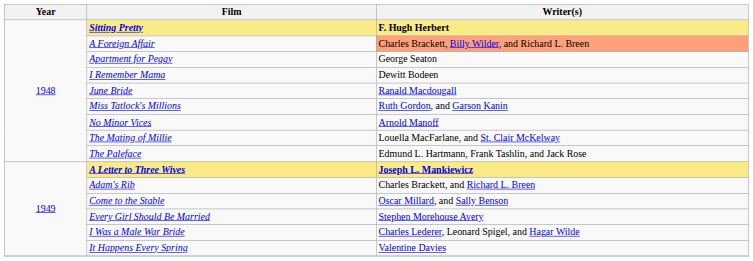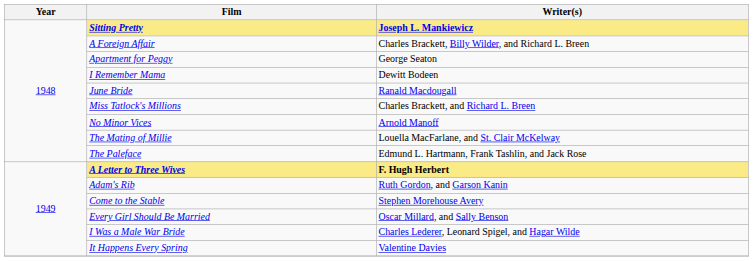(414, 28) F. Hugh Herbert -> (426, 28) Joseph L. Mankiewicz
(484, 43) lightsalmon background -> (484, 43) no background
(443, 106) Ruth Gordon, and Garson Kanin -> (457, 106) Charles Brackett, and Richard L. Breen
(426, 169) Joseph L. Mankiewicz -> (414, 169) F. Hugh Herbert
(457, 185) Charles Brackett, and Richard L. Breen -> (443, 185) Ruth Gordon, and Garson Kanin
(443, 201) Oscar Millard, and Sally Benson -> (431, 201) Stephen Morehouse Avery
(431, 216) Stephen Morehouse Avery -> (443, 216) Oscar Millard, and Sally Benson
